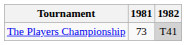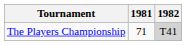(141, 31) 73 -> (141, 31) 71
